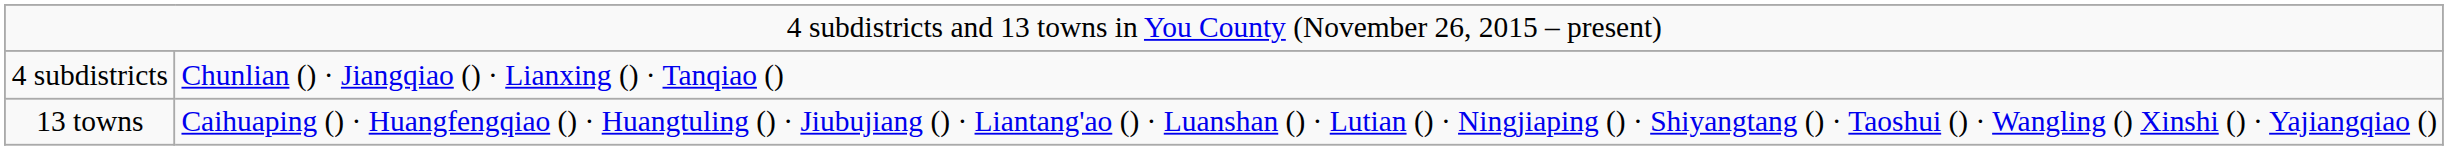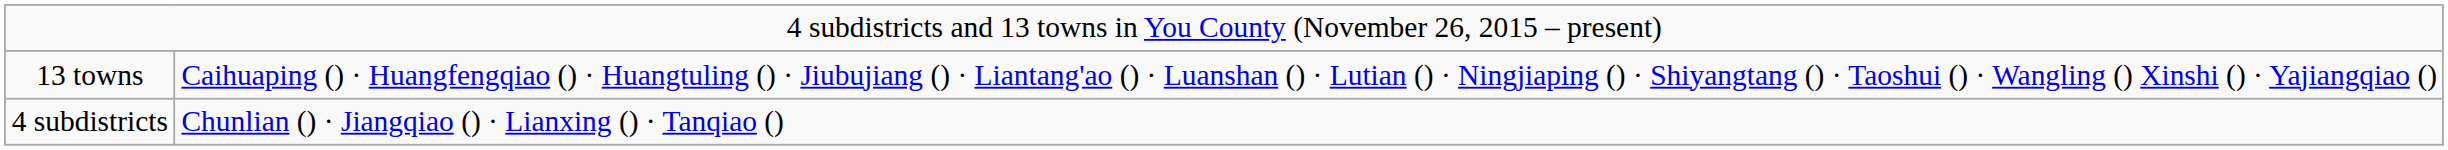rows swapped: (90, 74) <-> (90, 121)
